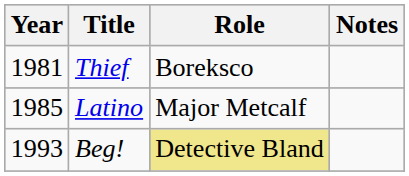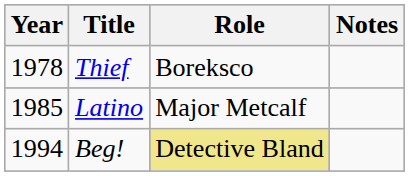(37, 66) 1981 -> (37, 66) 1978
(37, 149) 1993 -> (37, 149) 1994
